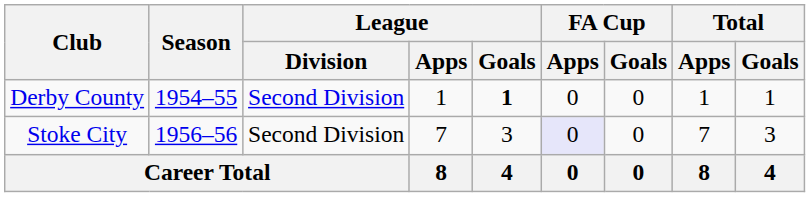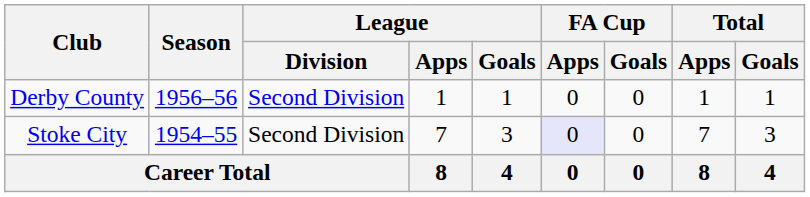(196, 97) 1954–55 -> (196, 97) 1956–56
(507, 97) bold -> (507, 97) normal
(196, 135) 1956–56 -> (196, 135) 1954–55
